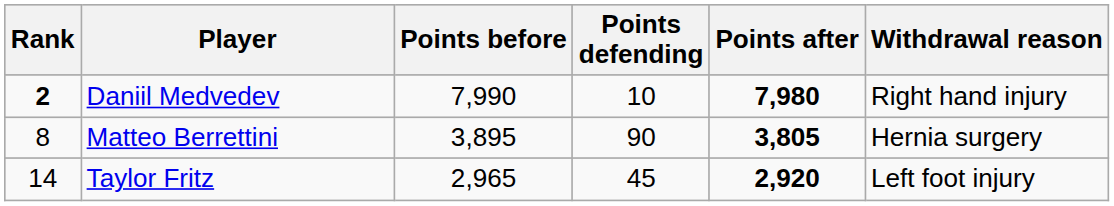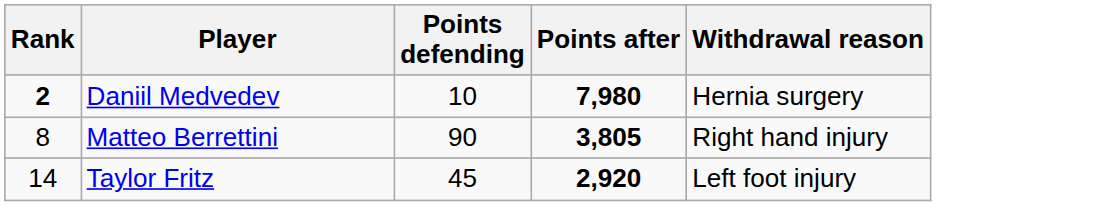- column: (484, 39)
(969, 95) Right hand injury -> (778, 95) Hernia surgery
(956, 137) Hernia surgery -> (790, 137) Right hand injury
